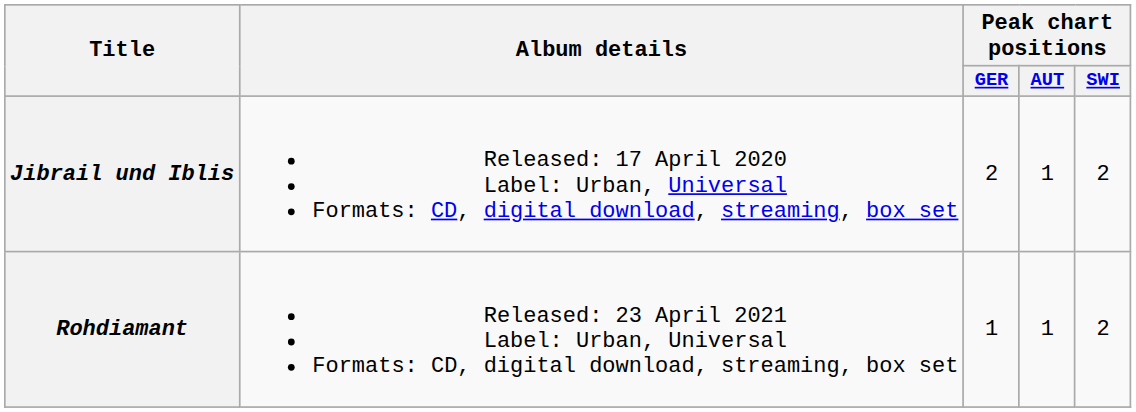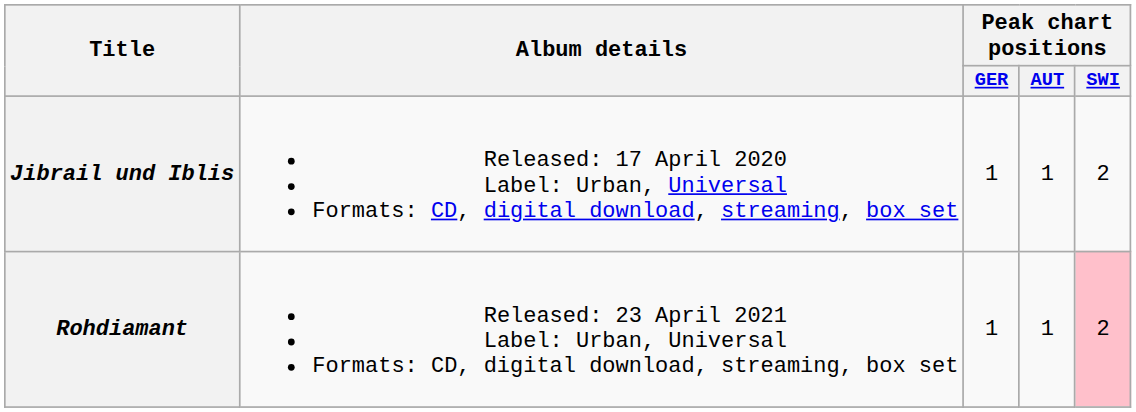(992, 173) 2 -> (992, 173) 1
(1103, 329) no background -> (1103, 329) pink background
